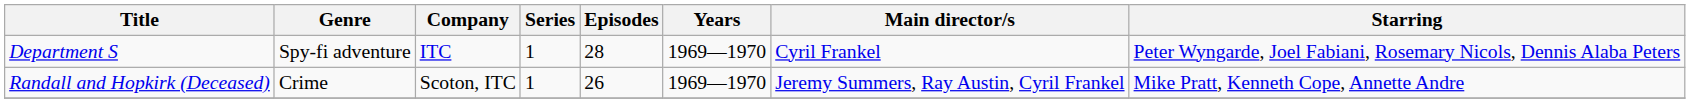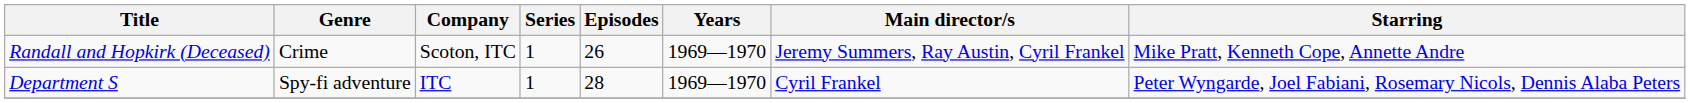rows swapped: (64, 51) <-> (139, 82)
